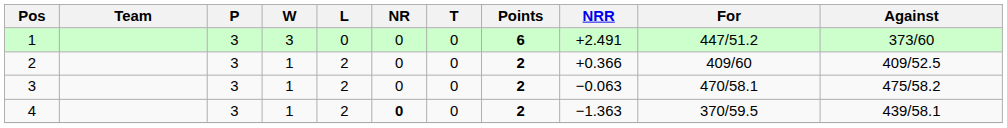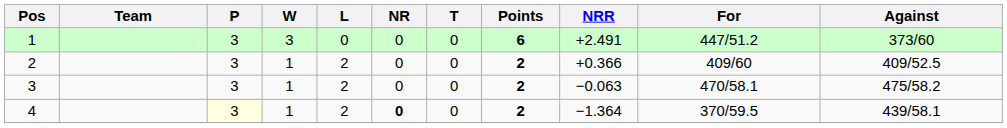(234, 110) no background -> (234, 110) lightyellow background
(599, 110) −1.363 -> (599, 110) −1.364
